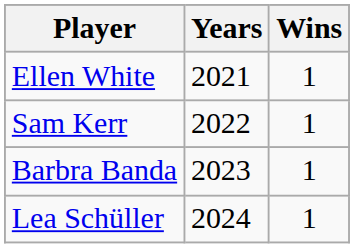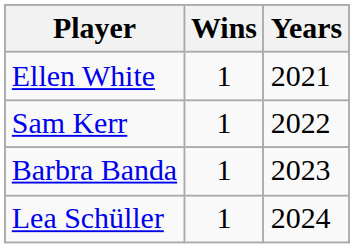columns swapped: (309, 28) <-> (227, 28)
